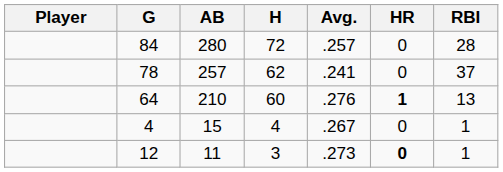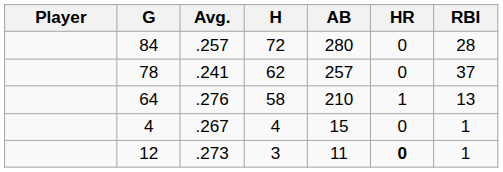columns swapped: (212, 18) <-> (339, 18)
(276, 99) 60 -> (276, 99) 58
(402, 99) bold -> (402, 99) normal
